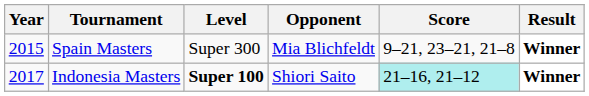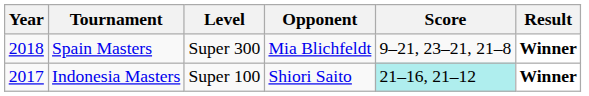(26, 48) 2015 -> (26, 48) 2018
(226, 77) bold -> (224, 77) normal
